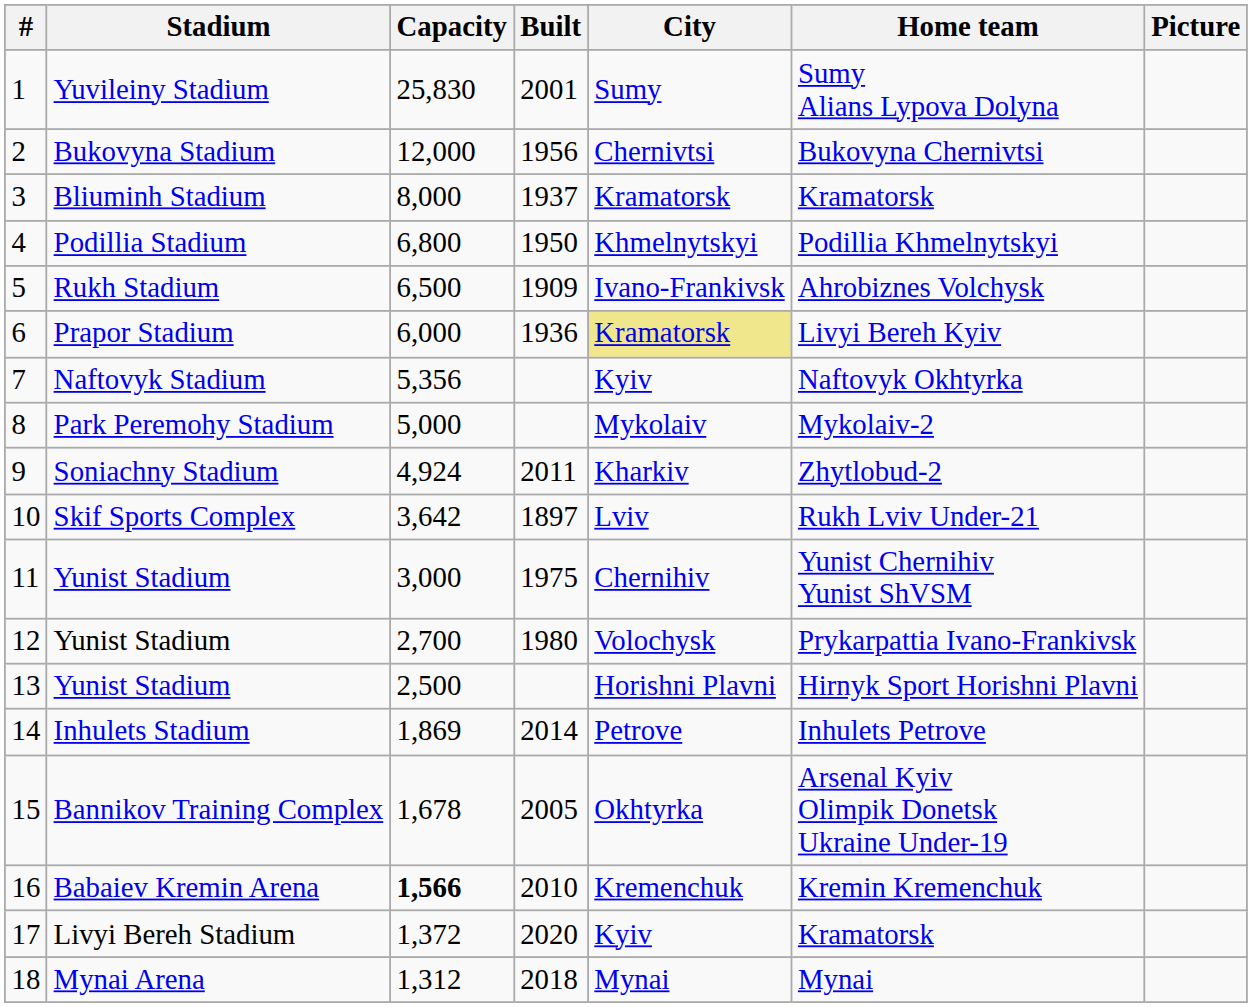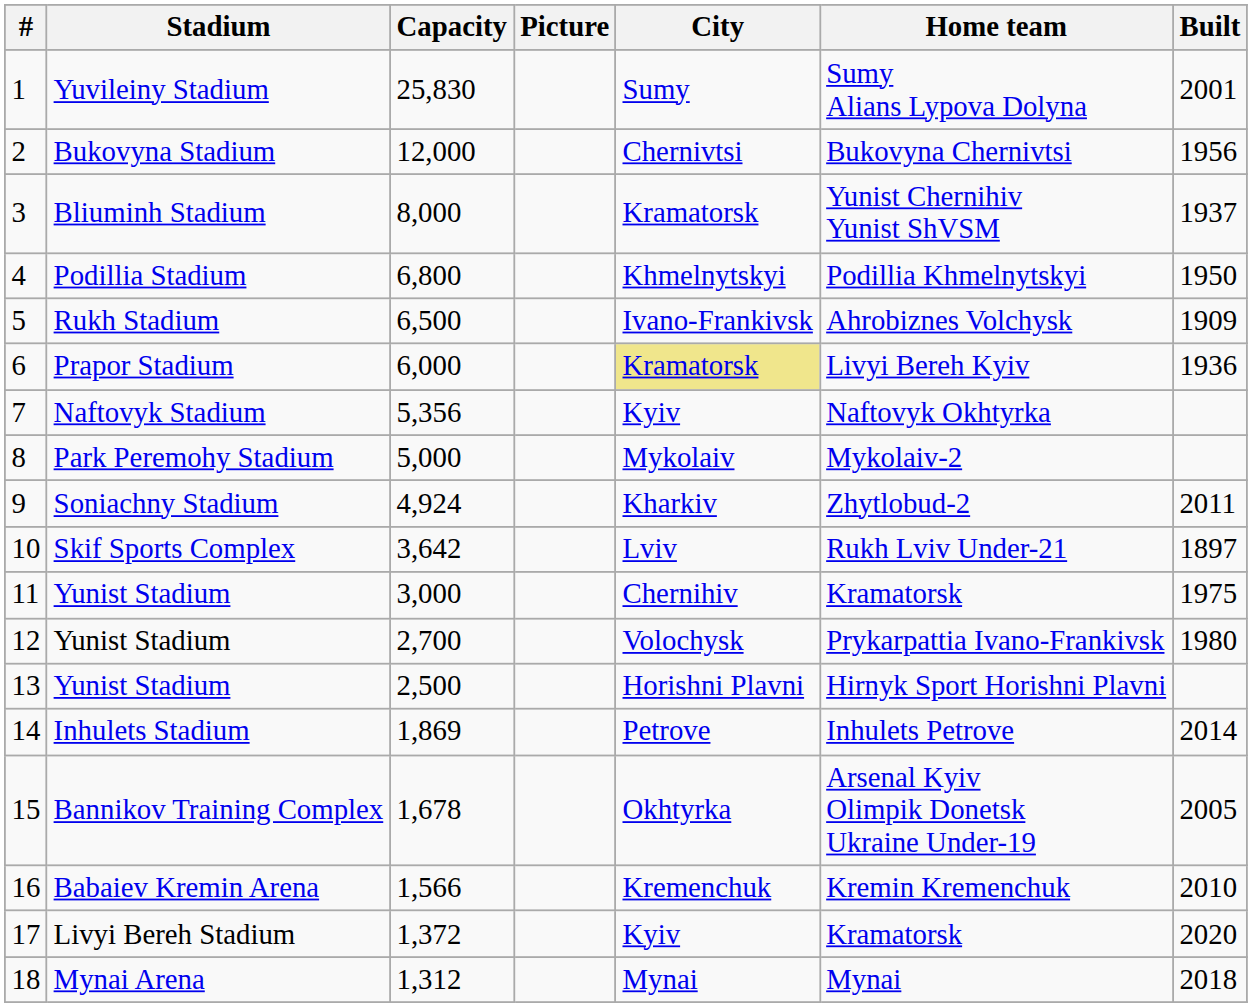columns swapped: (551, 27) <-> (1196, 27)
(866, 196) Kramatorsk -> (924, 212) Yunist Chernihiv Yunist ShVSM
(896, 578) Yunist Chernihiv Yunist ShVSM -> (894, 594) Kramatorsk
(429, 887) bold -> (429, 887) normal
